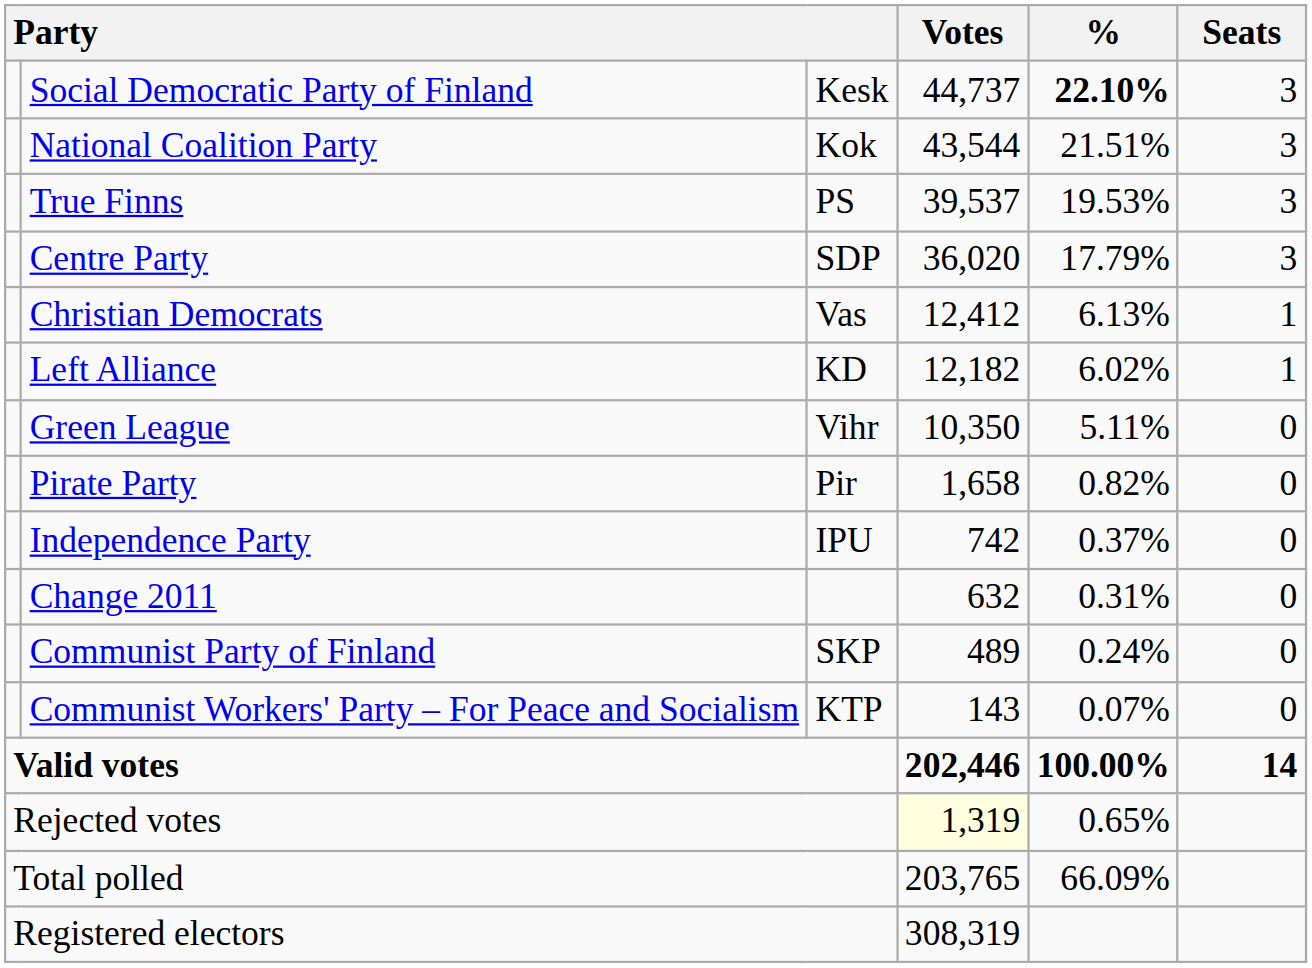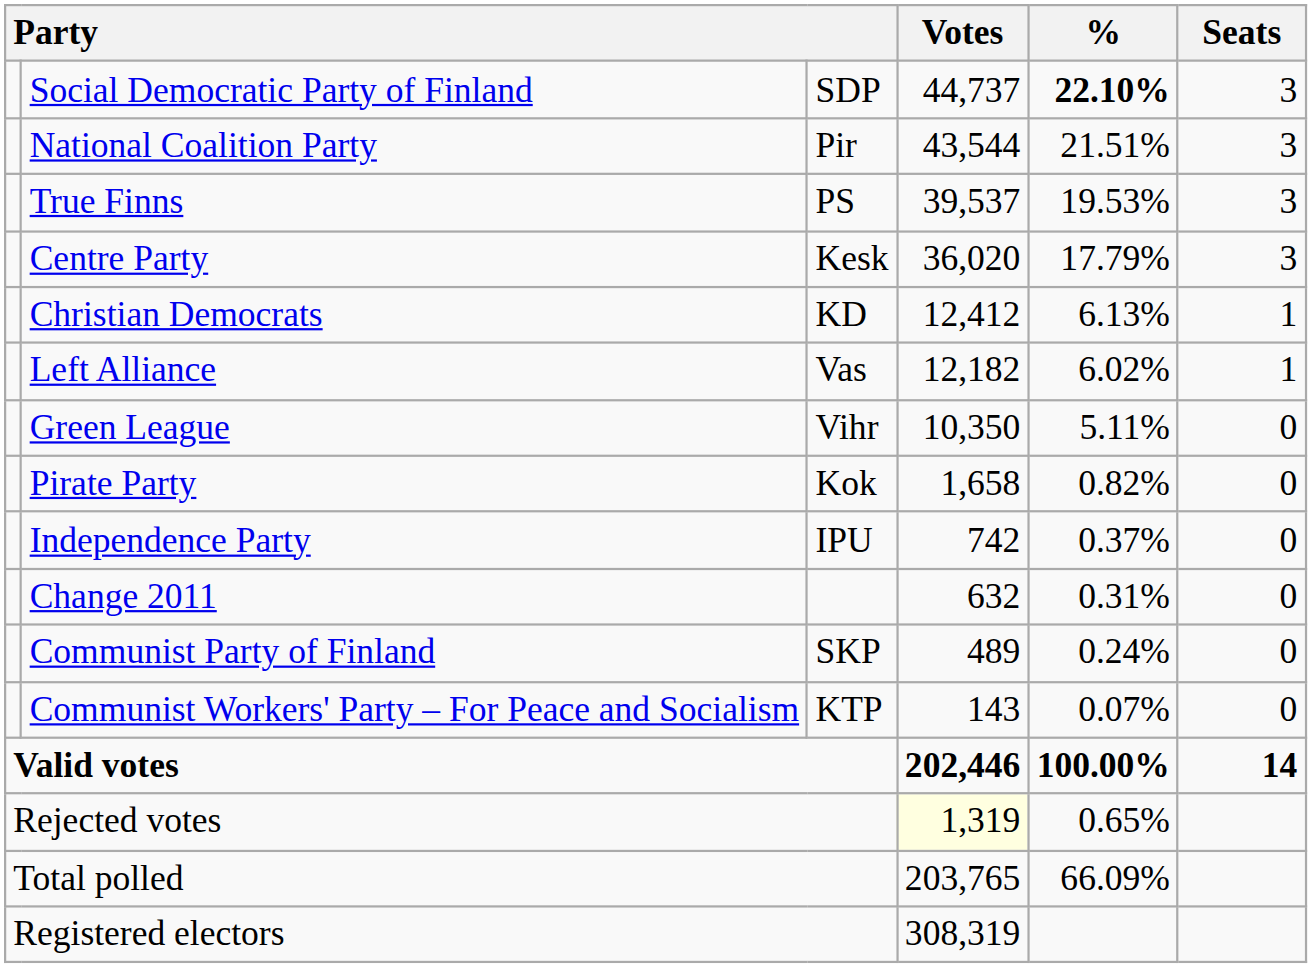(852, 88) Kesk -> (848, 88) SDP
(846, 145) Kok -> (836, 145) Pir
(848, 257) SDP -> (852, 257) Kesk
(841, 314) Vas -> (841, 314) KD
(841, 370) KD -> (841, 370) Vas
(836, 483) Pir -> (846, 483) Kok
